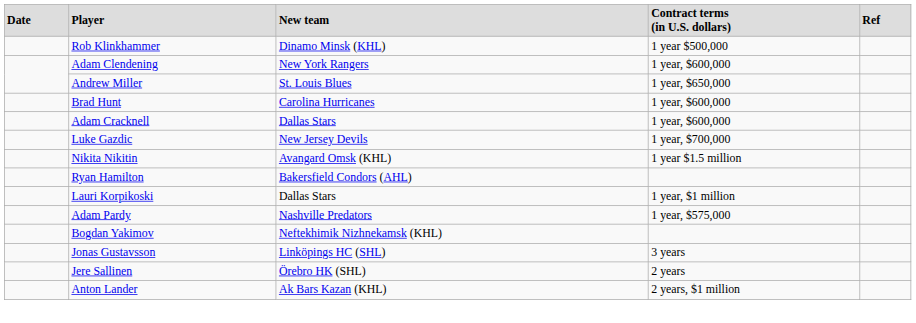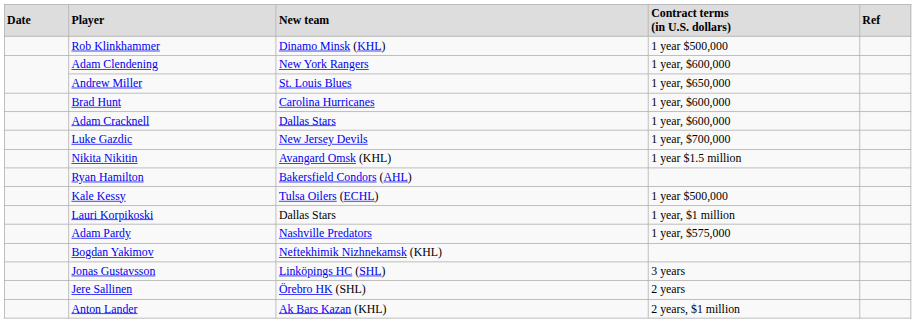+ row: (99, 196)
